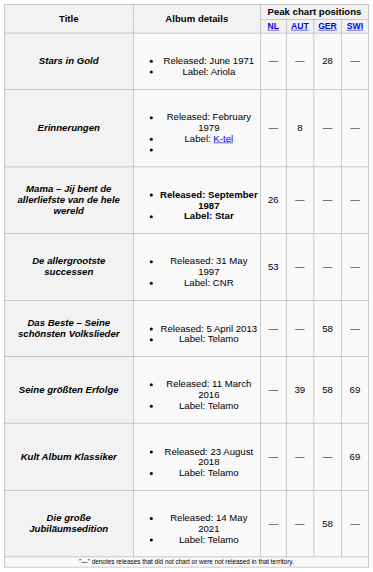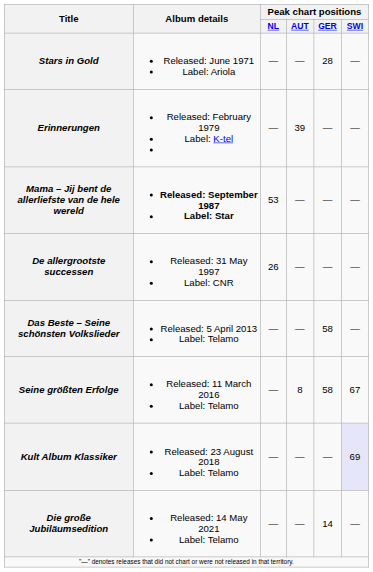(300, 128) 8 -> (300, 128) 39
(273, 200) 26 -> (273, 200) 53
(273, 267) 53 -> (273, 267) 26
(300, 390) 39 -> (300, 390) 8
(355, 390) 69 -> (355, 390) 67
(355, 456) no background -> (355, 456) lavender background
(327, 523) 58 -> (327, 523) 14
